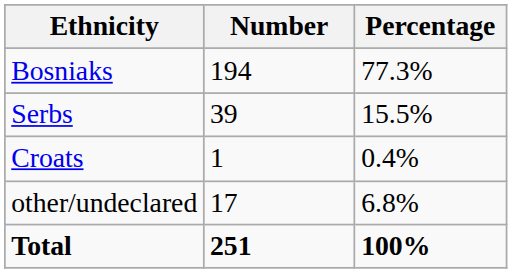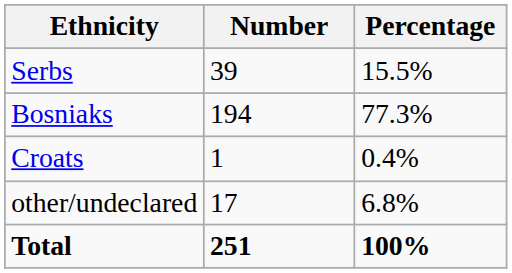rows swapped: (62, 70) <-> (42, 114)
